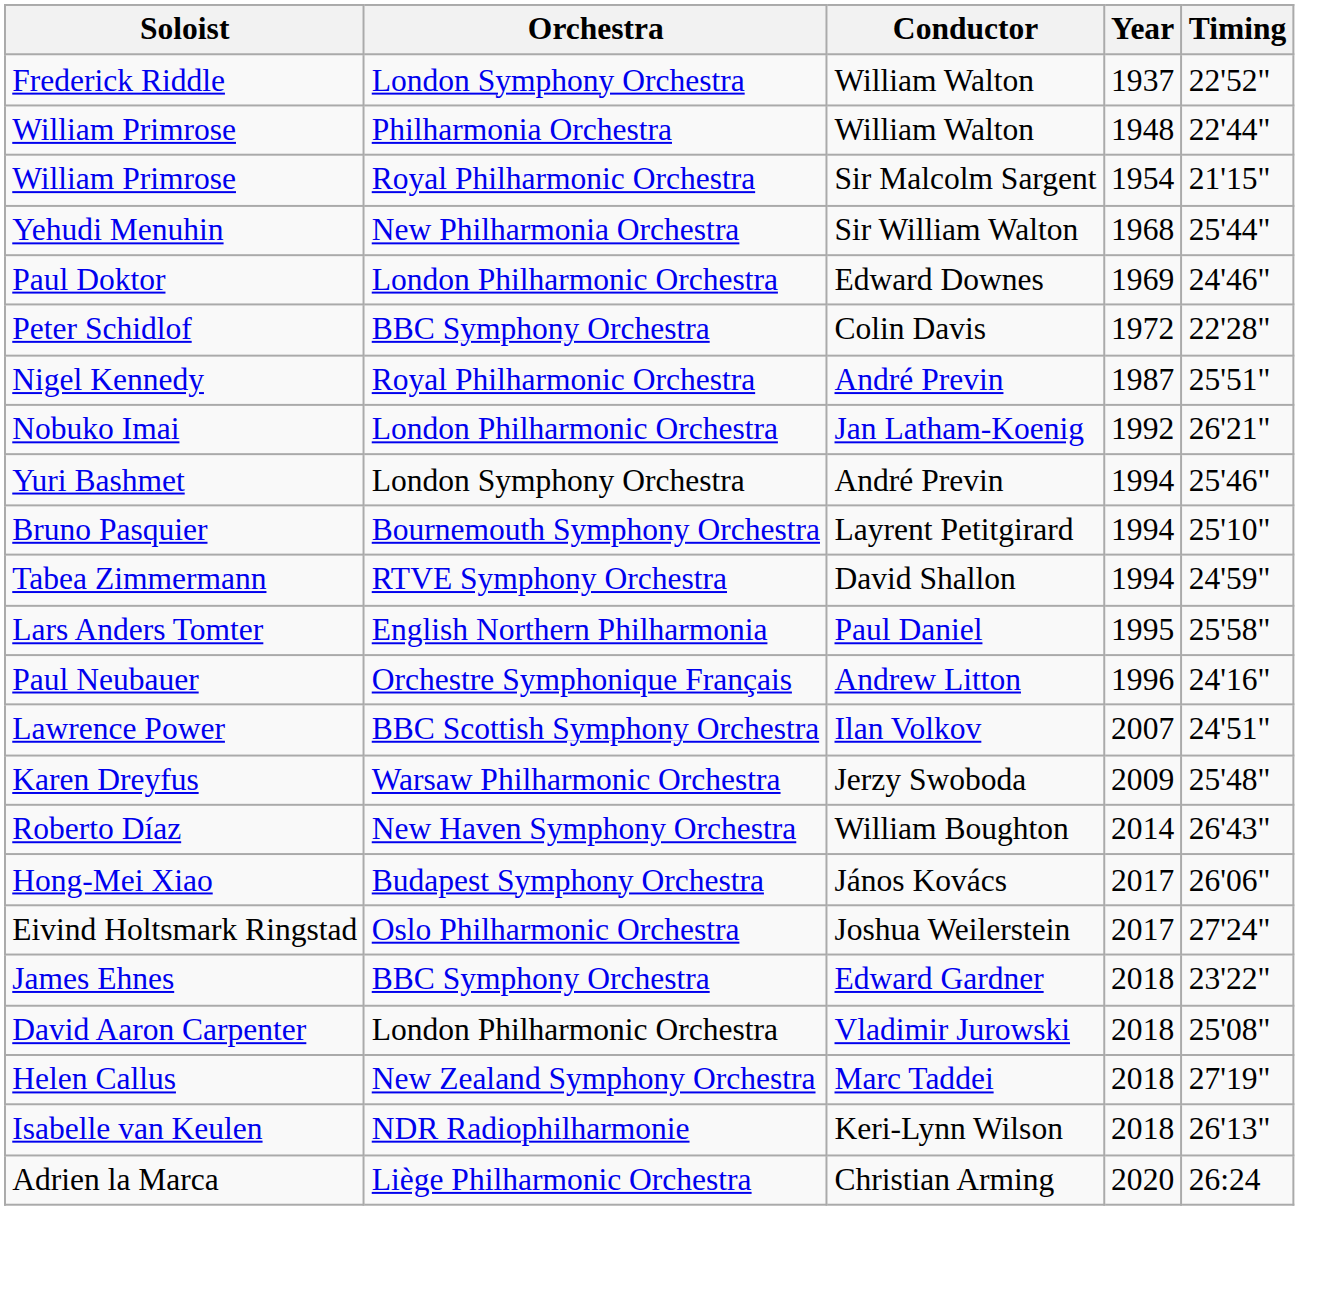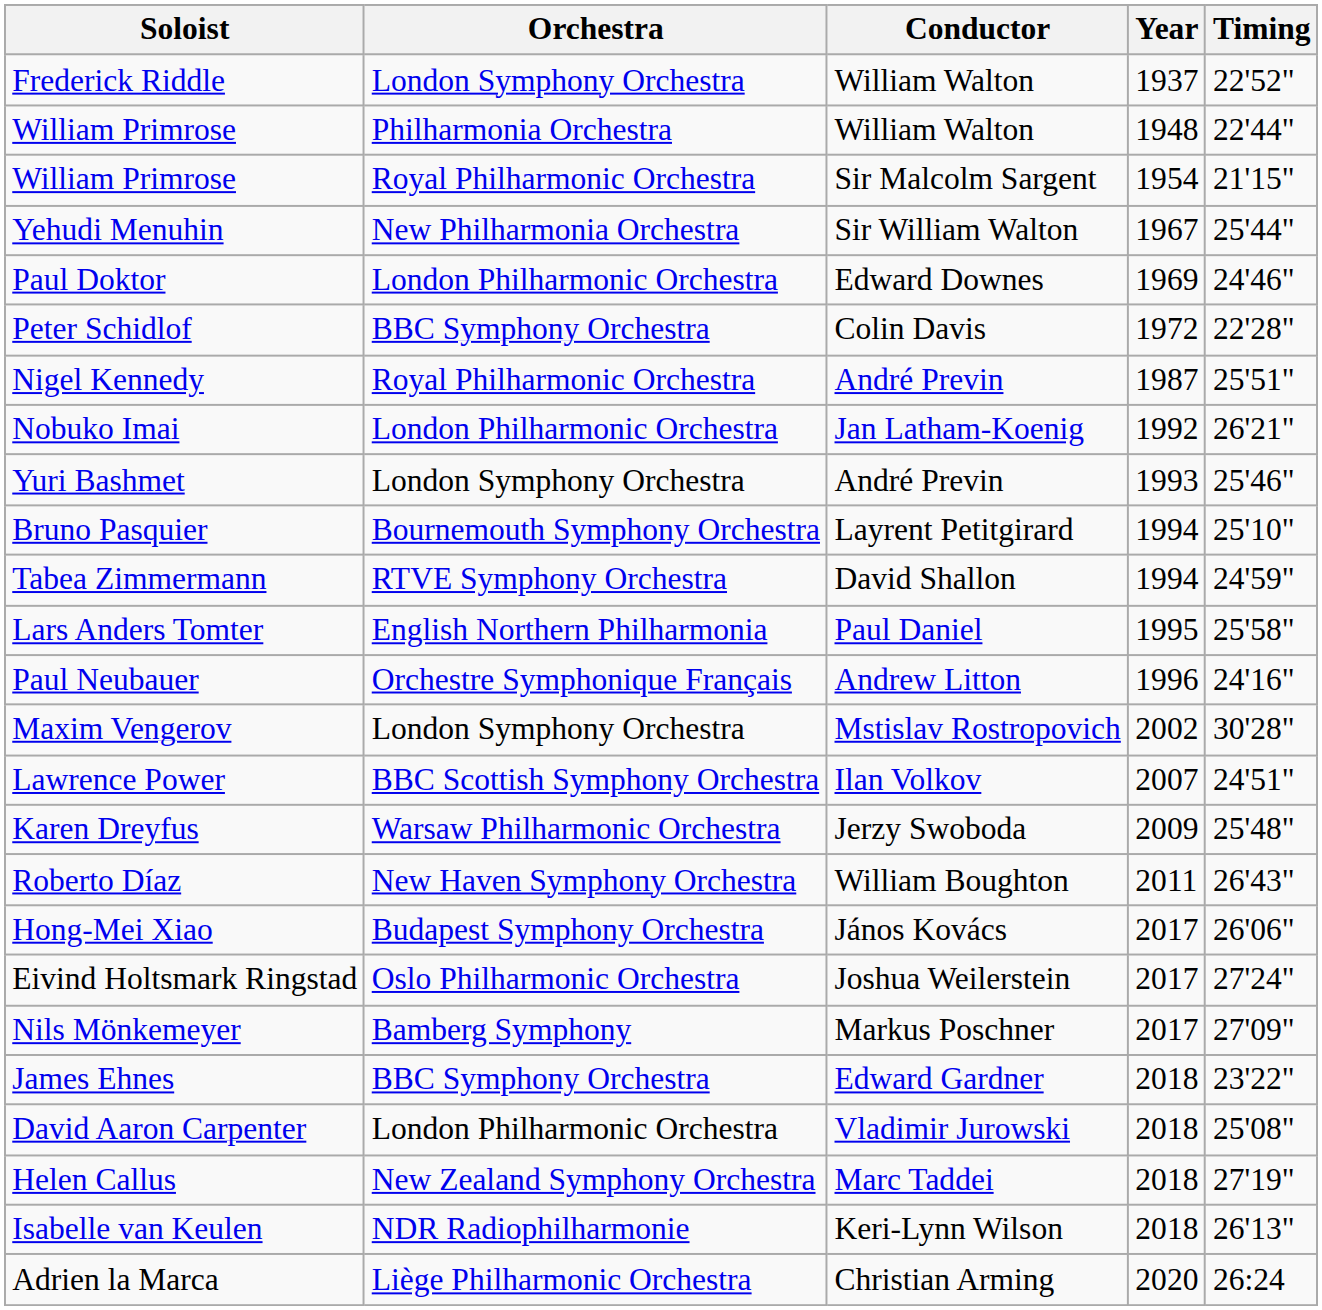(1143, 229) 1968 -> (1167, 229) 1967
(1143, 479) 1994 -> (1167, 479) 1993
+ row: (122, 729)
(1143, 829) 2014 -> (1166, 879) 2011
+ row: (126, 1029)
